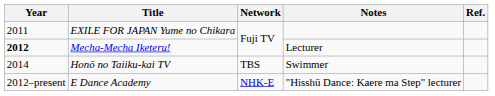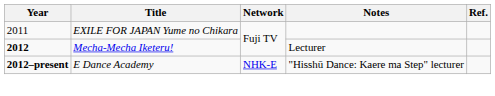- row: (120, 64)
(36, 82) normal -> (38, 64) bold
